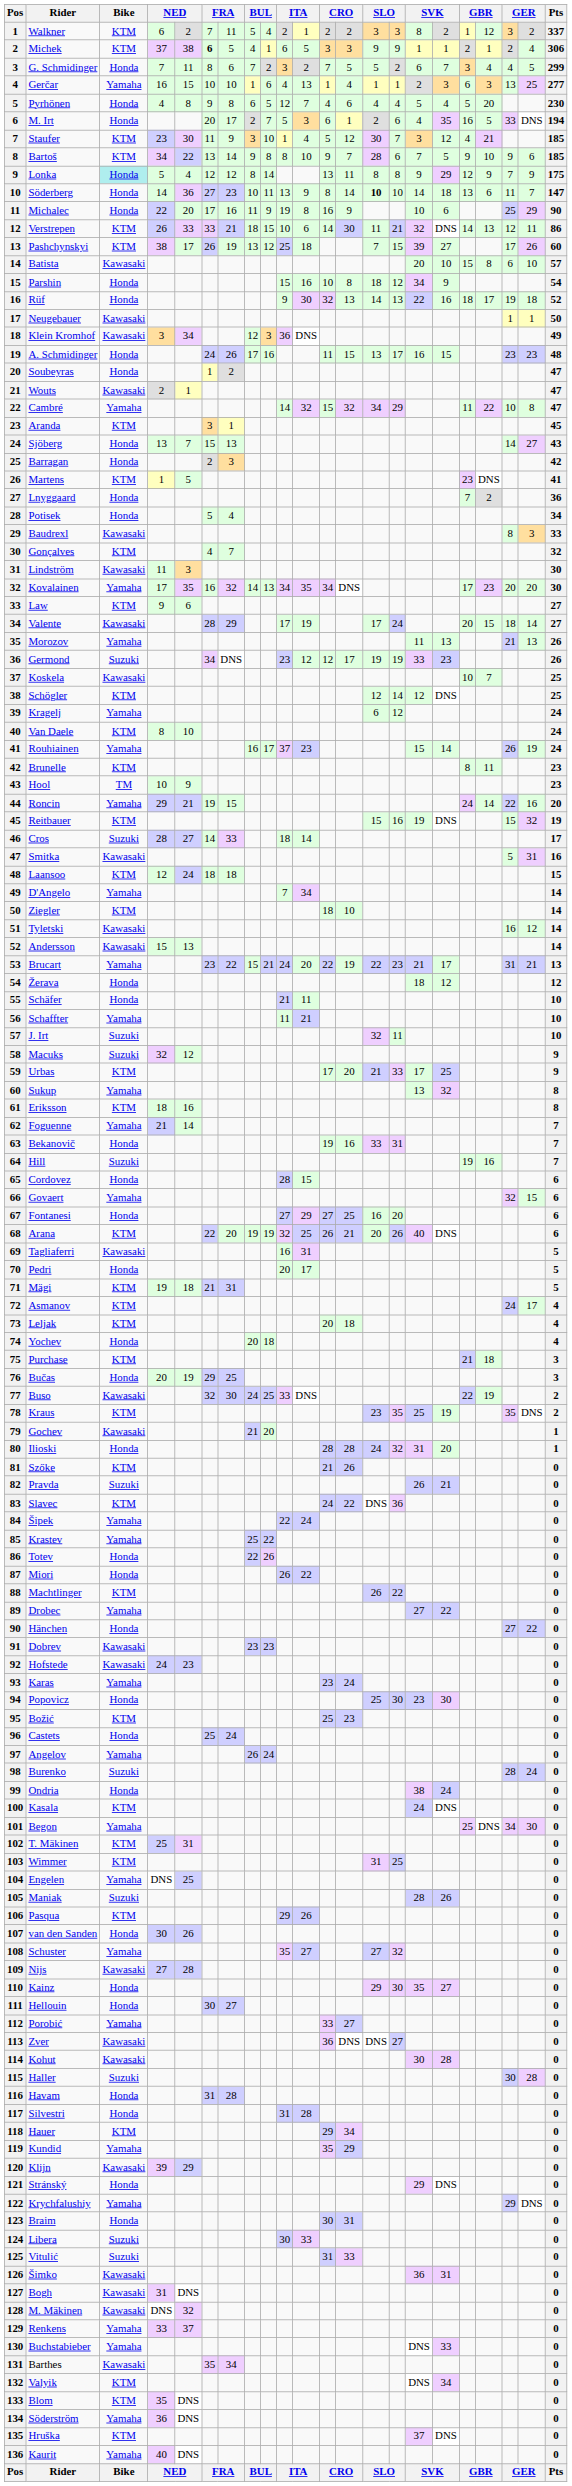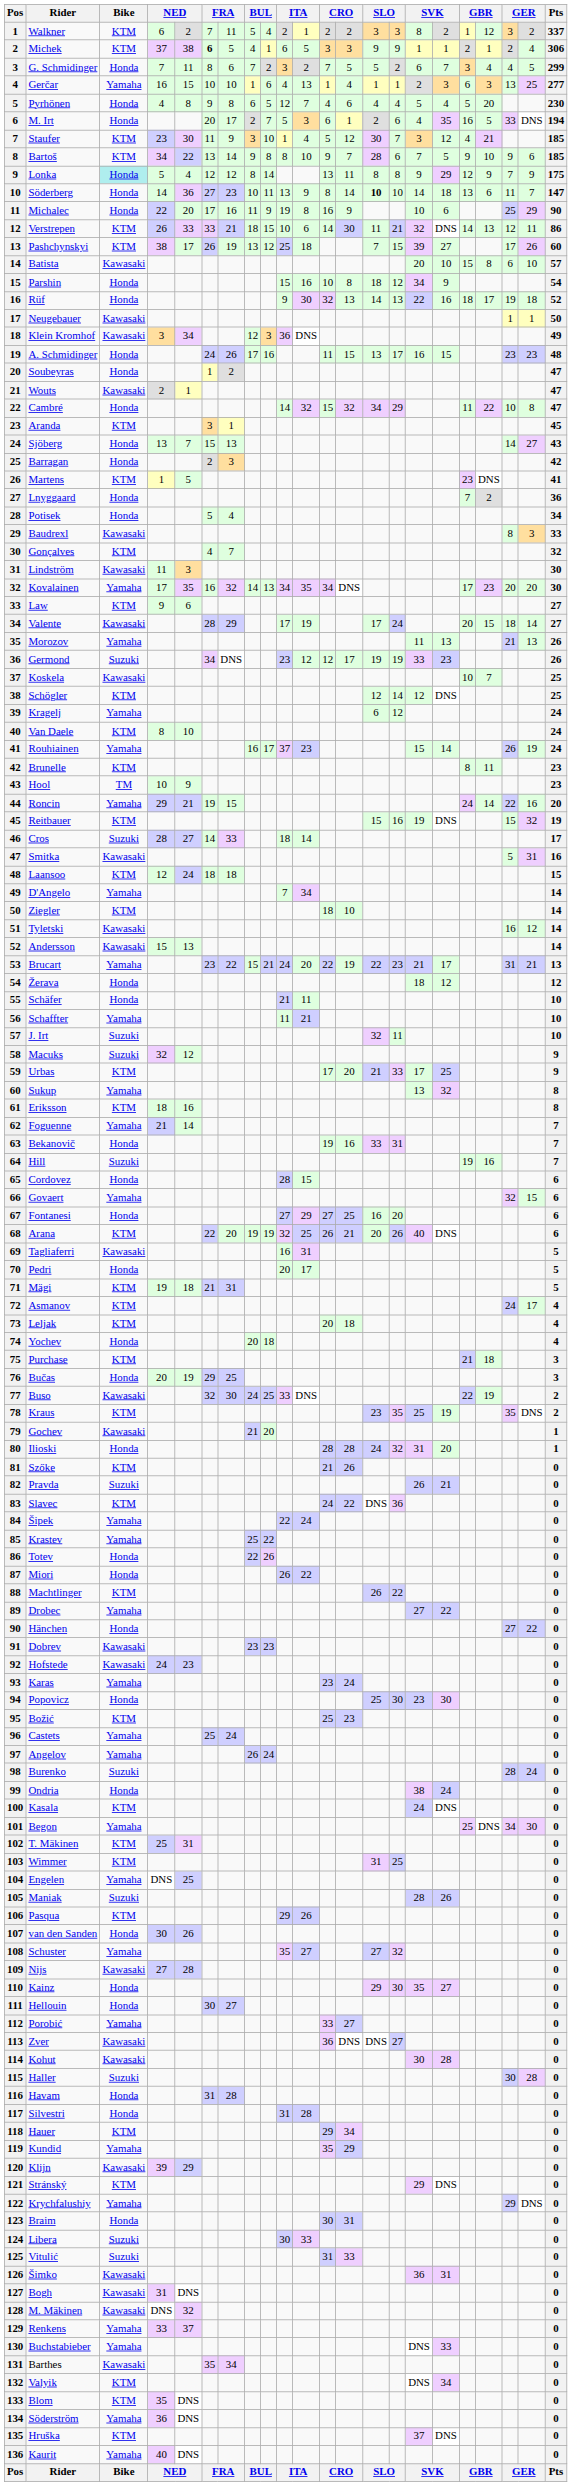(124, 408) Yamaha -> (124, 408) Honda
(124, 1736) Honda -> (124, 1736) Yamaha
(124, 2185) Honda -> (124, 2185) KTM
